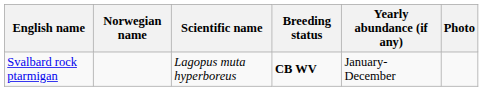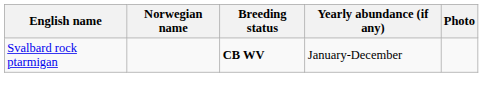- column: (222, 28)
